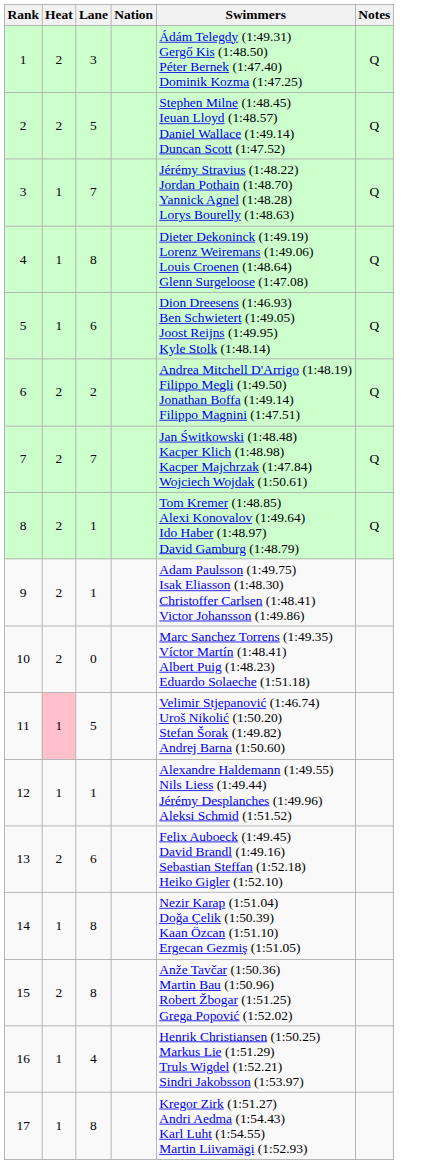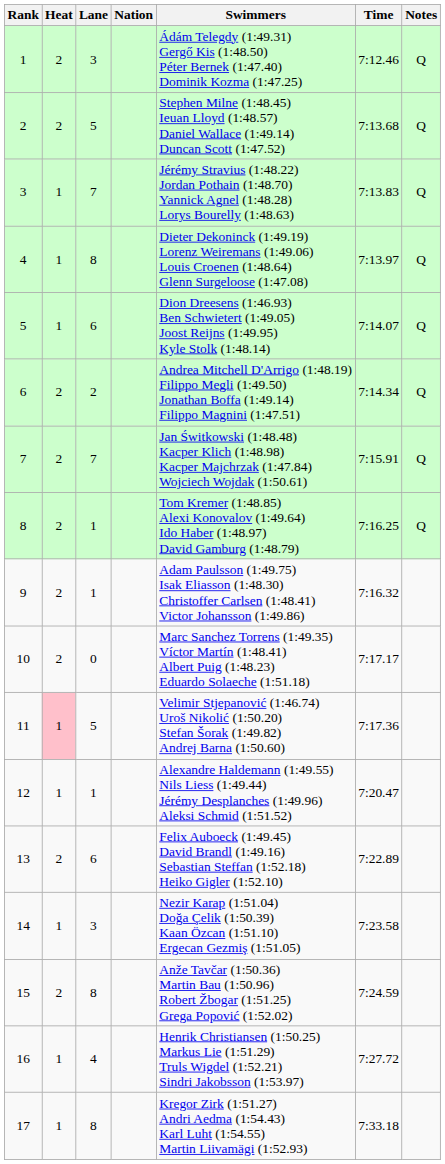+ column: (379, 15)
(93, 925) 8 -> (93, 925) 3
